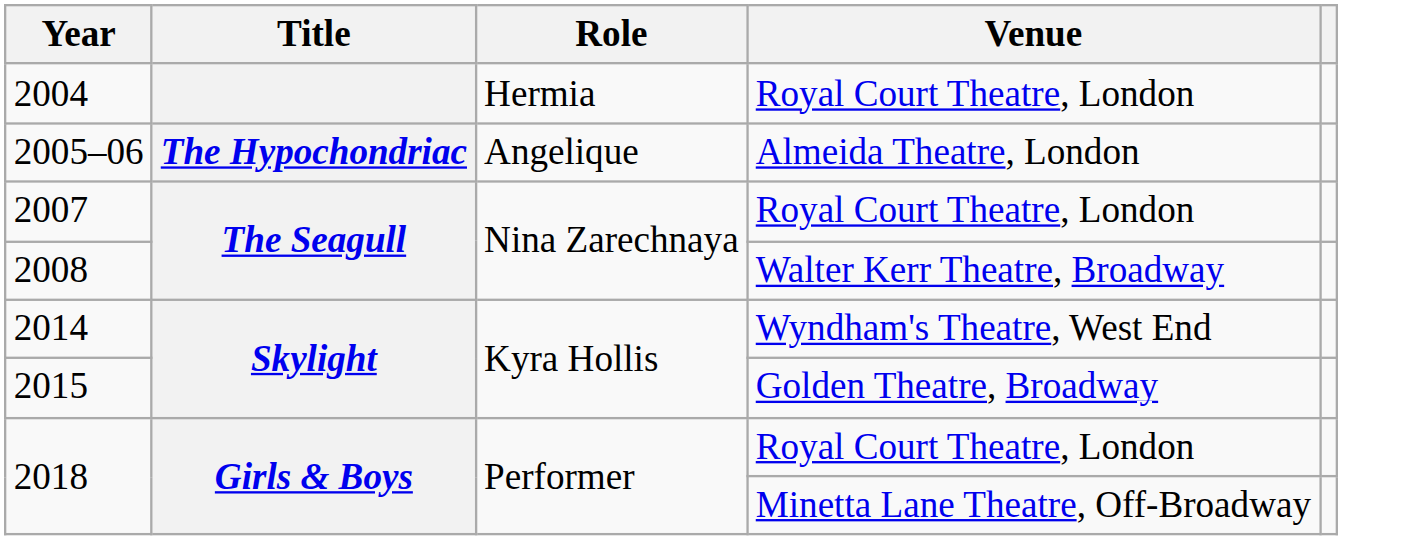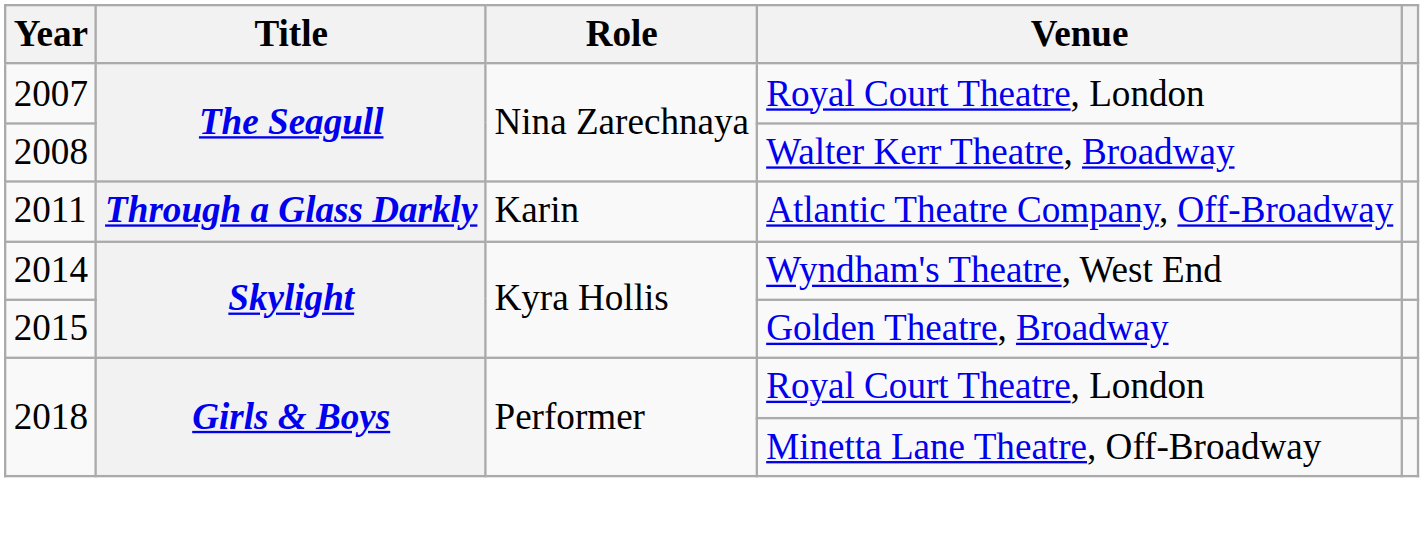- row: (51, 92)
- row: (79, 151)
+ row: (50, 210)
